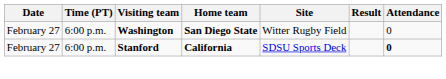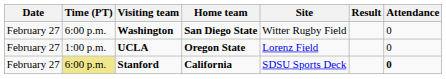+ row: (133, 47)
(85, 47) no background -> (85, 64) khaki background
